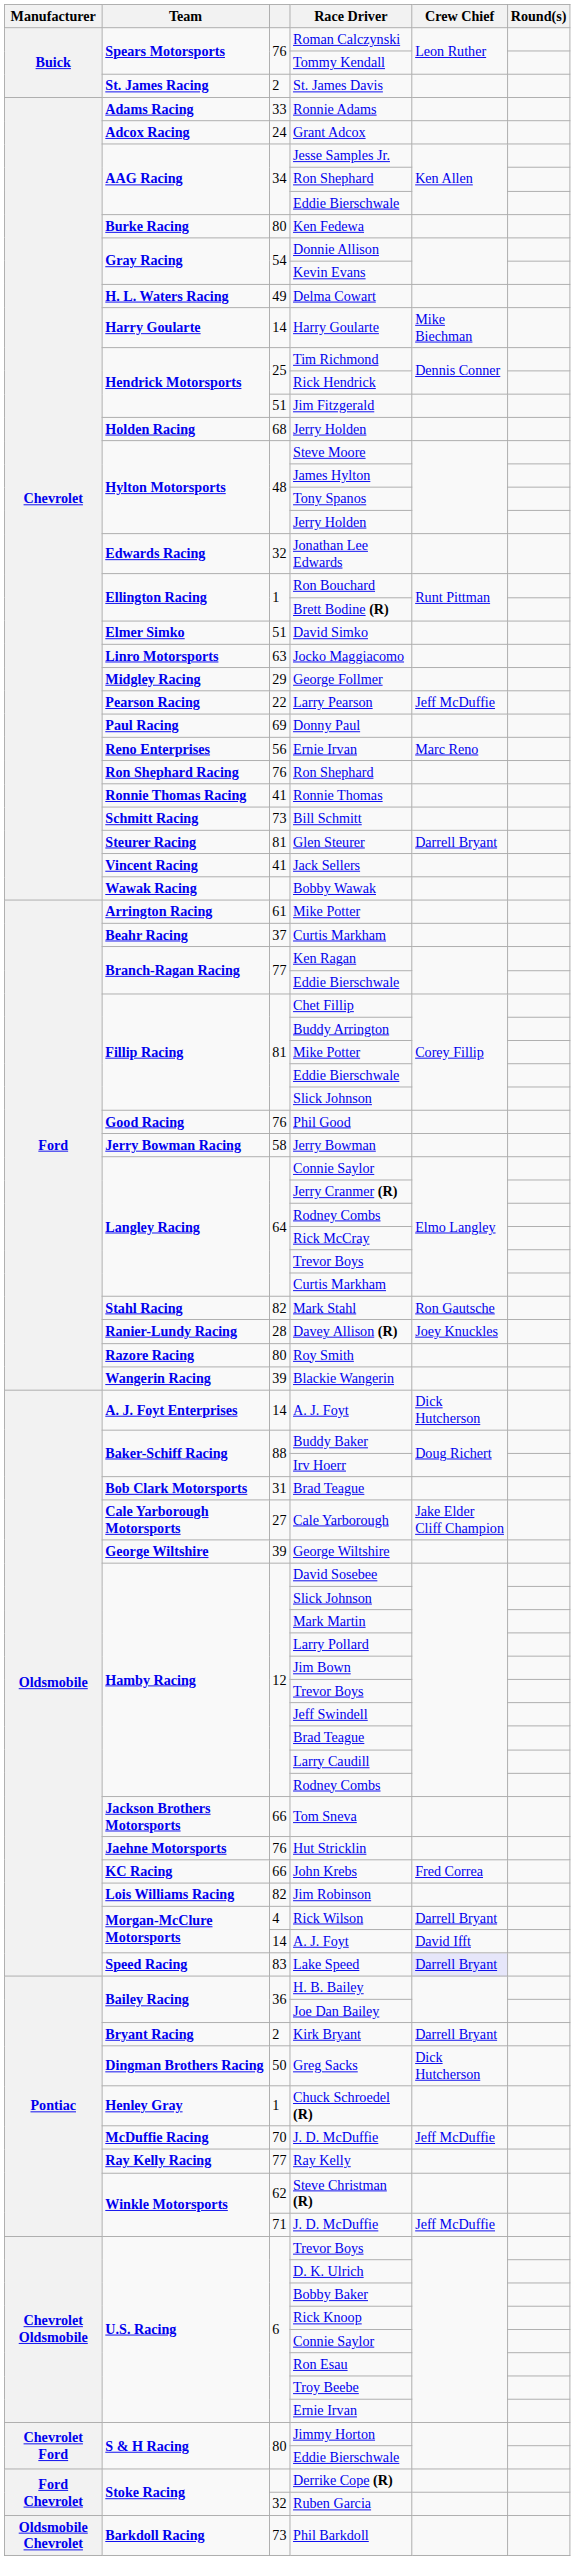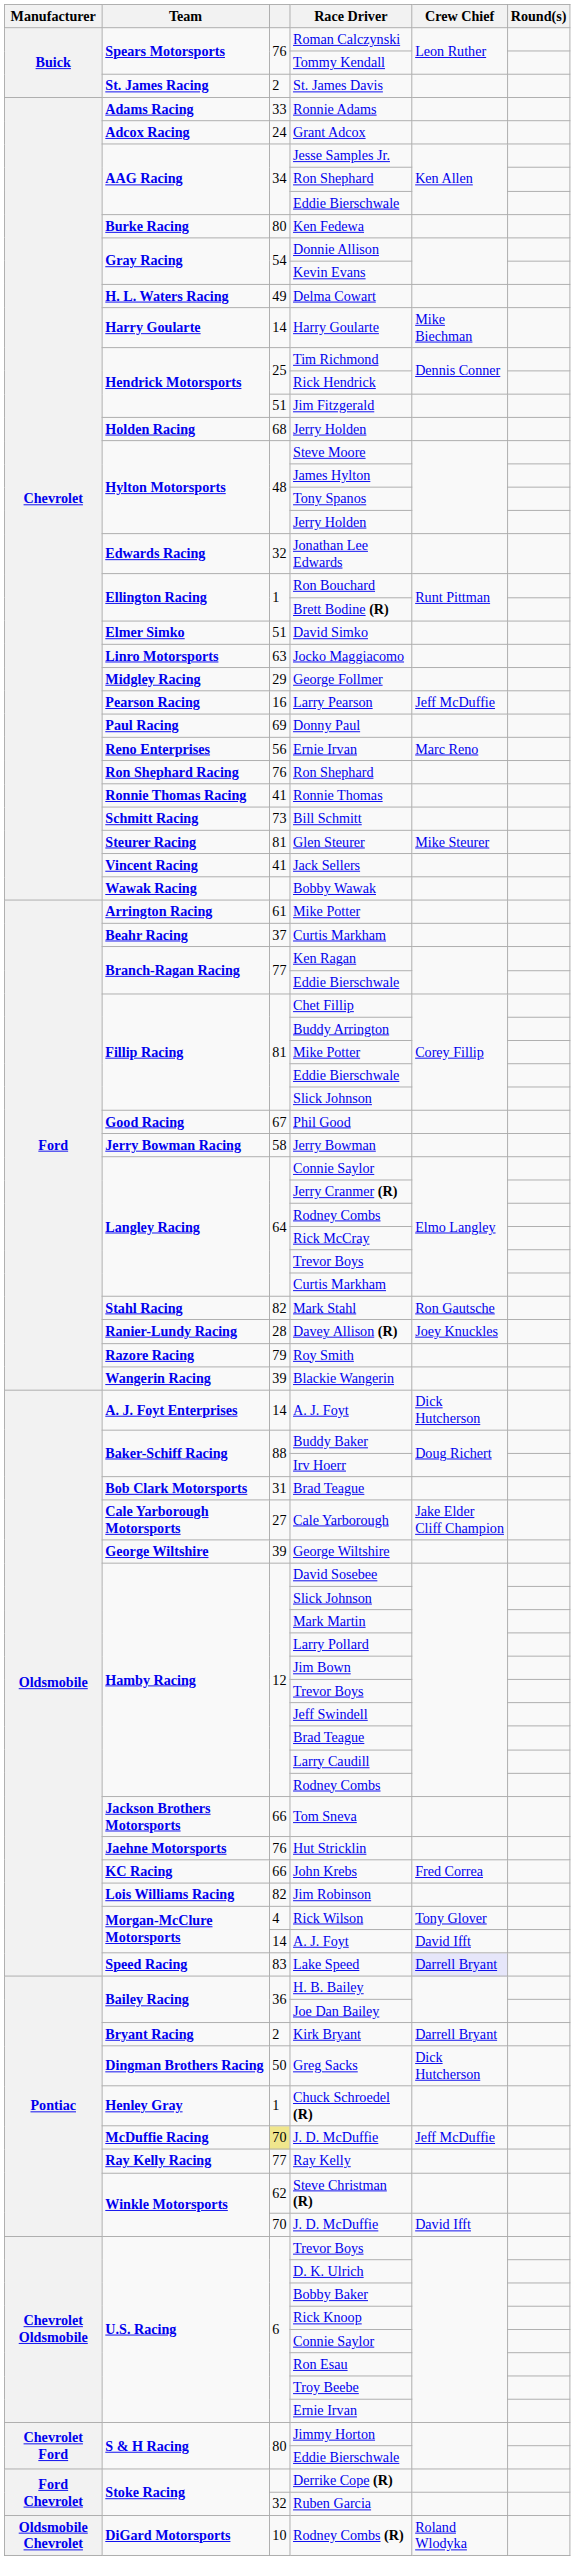(279, 702) 22 -> (279, 702) 16
(456, 842) Darrell Bryant -> (452, 842) Mike Steurer
(279, 1121) 76 -> (279, 1121) 67
(279, 1355) 80 -> (279, 1355) 79
(456, 1918) Darrell Bryant -> (451, 1918) Tony Glover
(279, 2138) no background -> (279, 2138) khaki background
(279, 2224) 71 -> (279, 2224) 70
(455, 2224) Jeff McDuffie -> (443, 2224) David Ifft
+ row: (168, 2536)
- row: (155, 2536)
